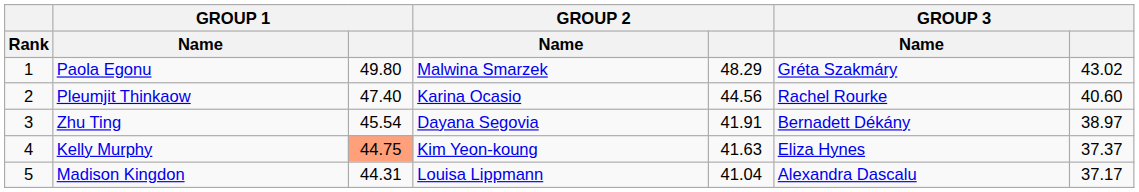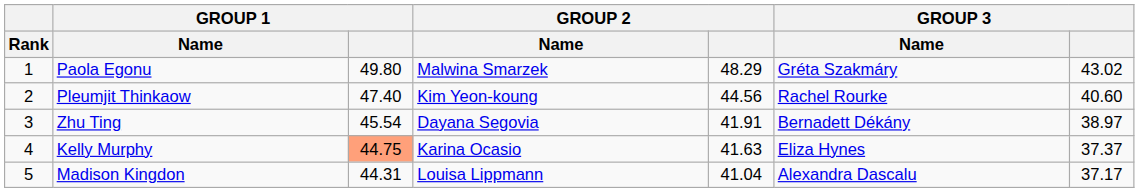(469, 97) Karina Ocasio -> (477, 97) Kim Yeon-koung
(477, 149) Kim Yeon-koung -> (469, 149) Karina Ocasio
